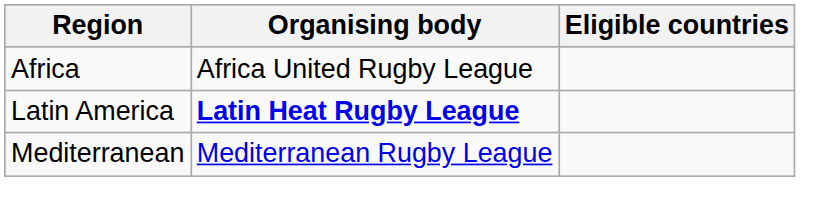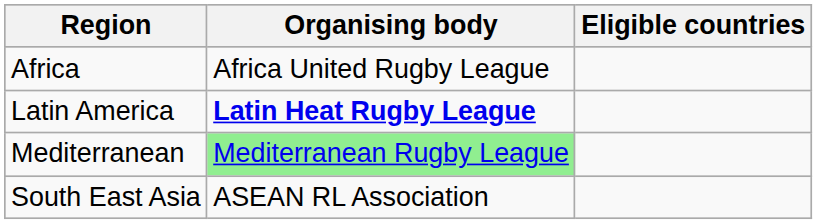(375, 153) no background -> (391, 153) lightgreen background
+ row: (106, 196)
